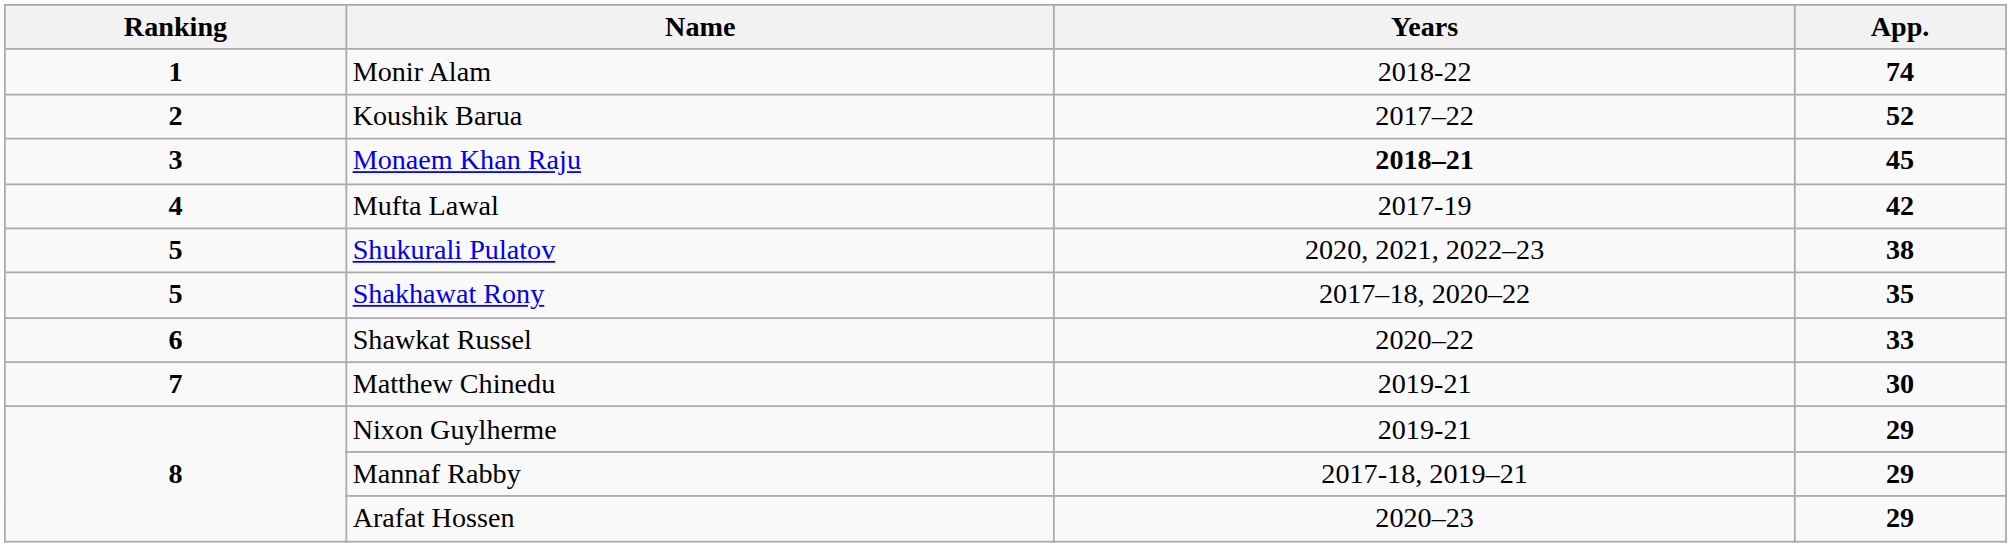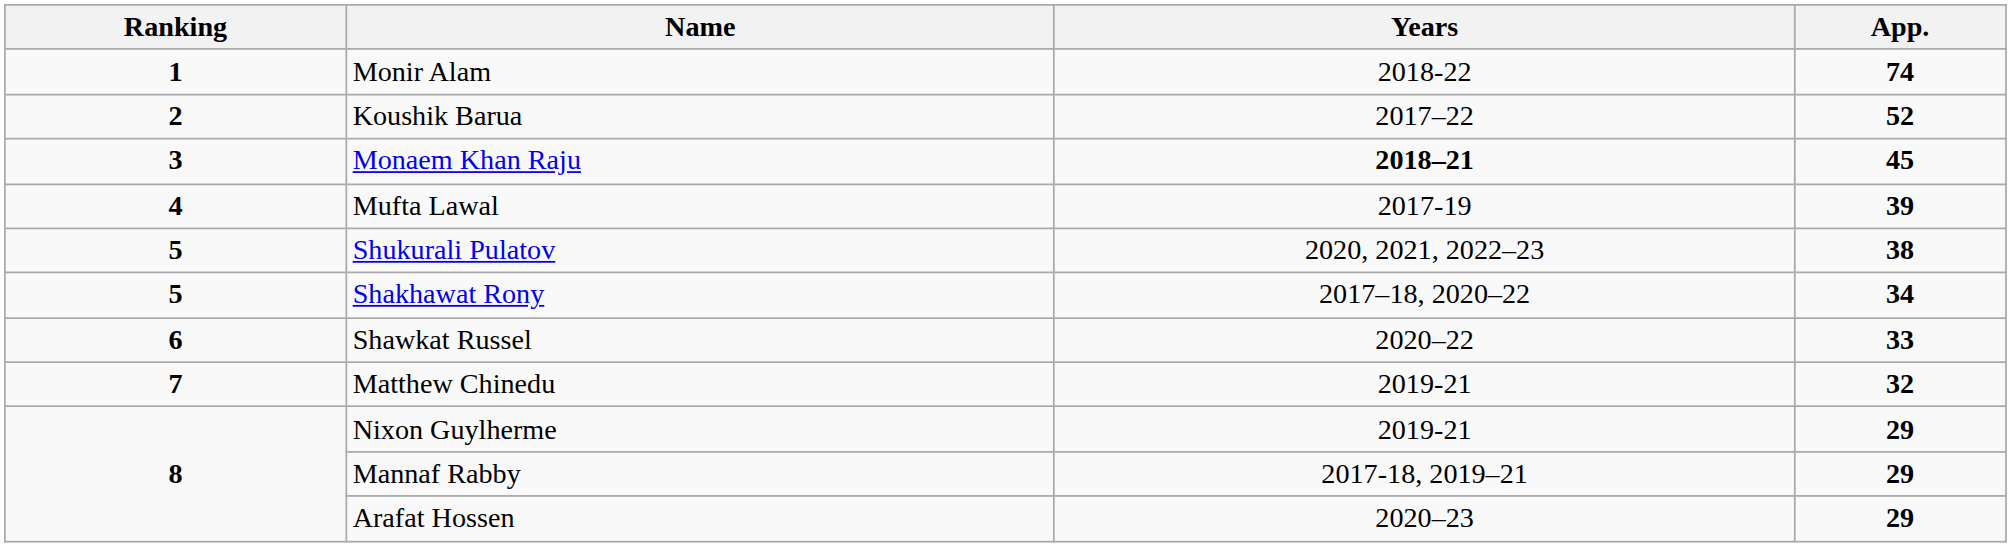(1900, 205) 42 -> (1900, 205) 39
(1900, 294) 35 -> (1900, 294) 34
(1900, 384) 30 -> (1900, 384) 32
